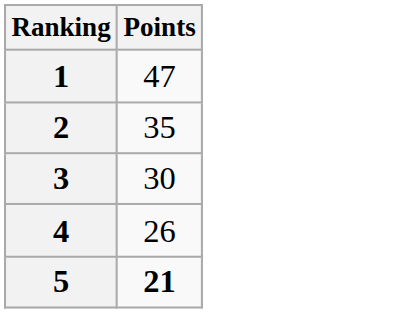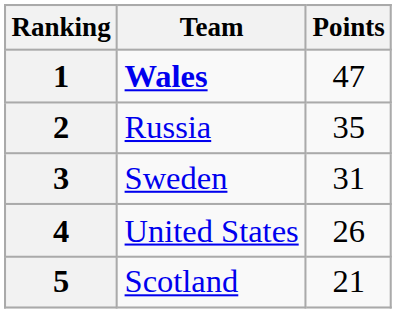+ column: (212, 27)
(160, 178) 30 -> (349, 178) 31
(160, 281) bold -> (349, 281) normal
